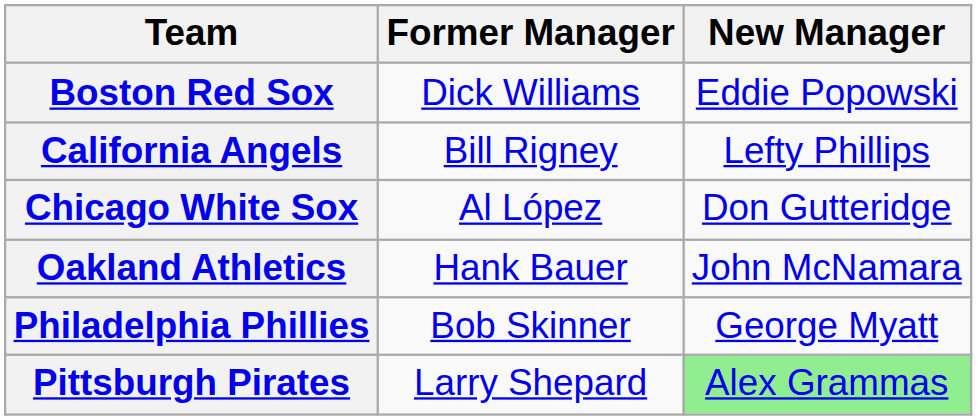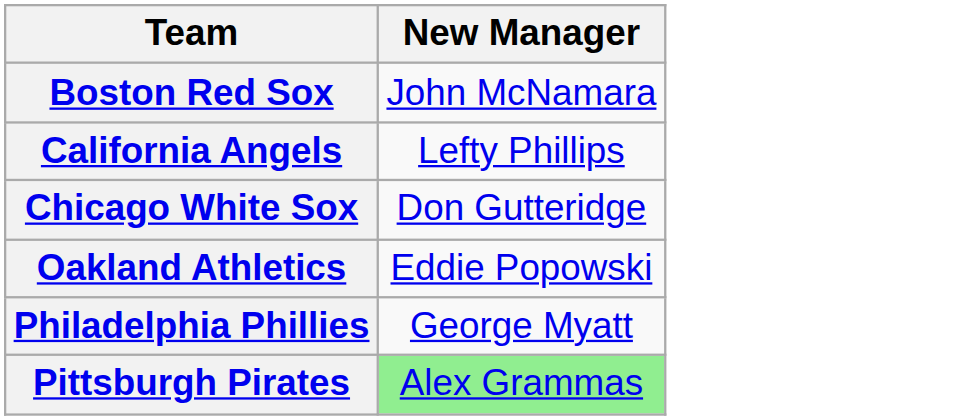- column: (531, 33)
(827, 92) Eddie Popowski -> (521, 92) John McNamara
(827, 267) John McNamara -> (521, 267) Eddie Popowski
